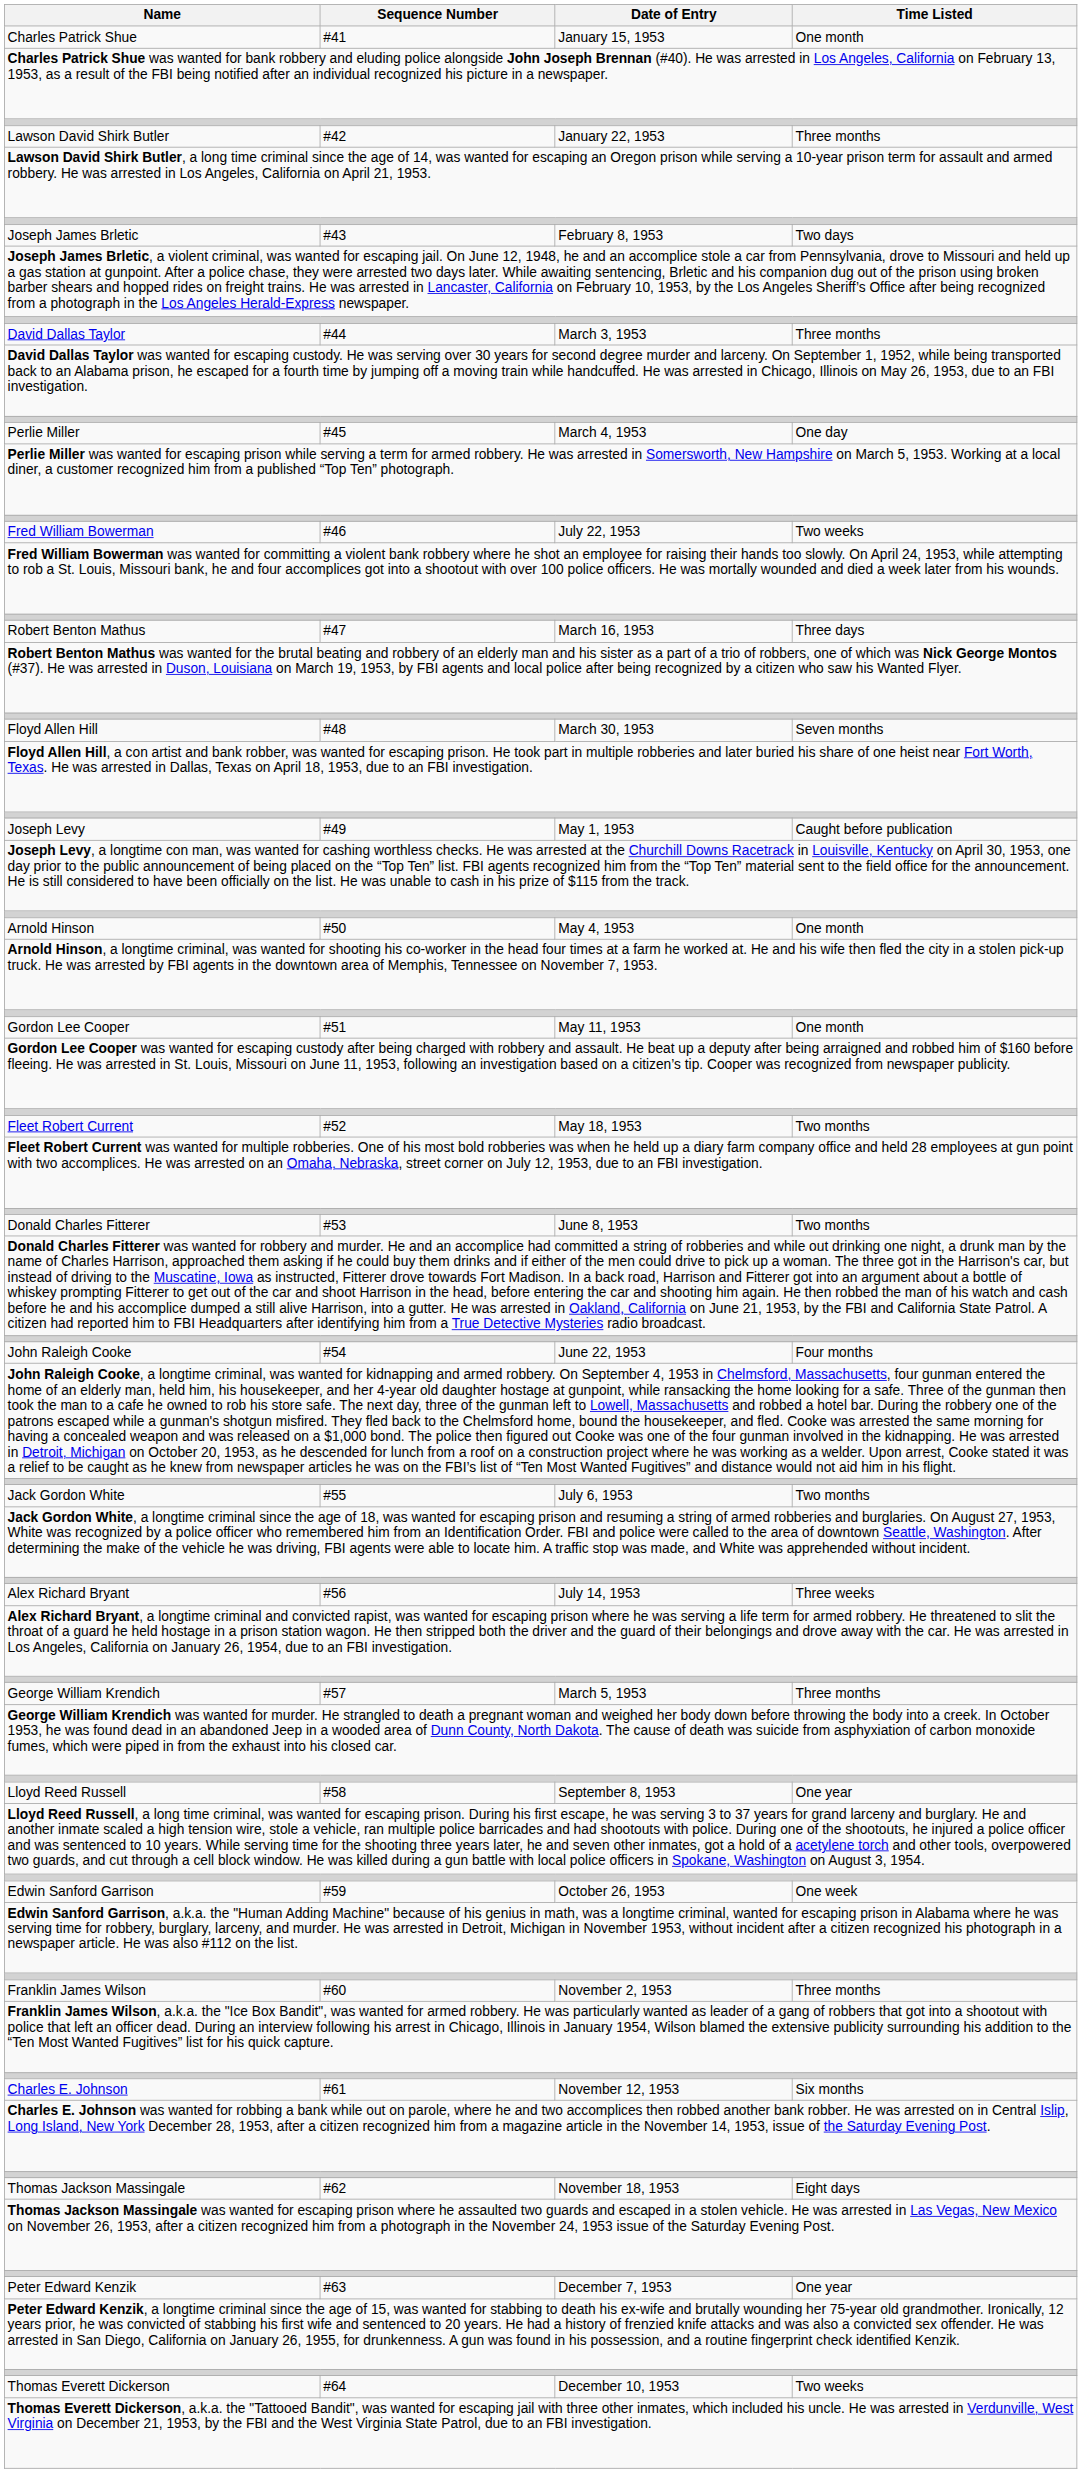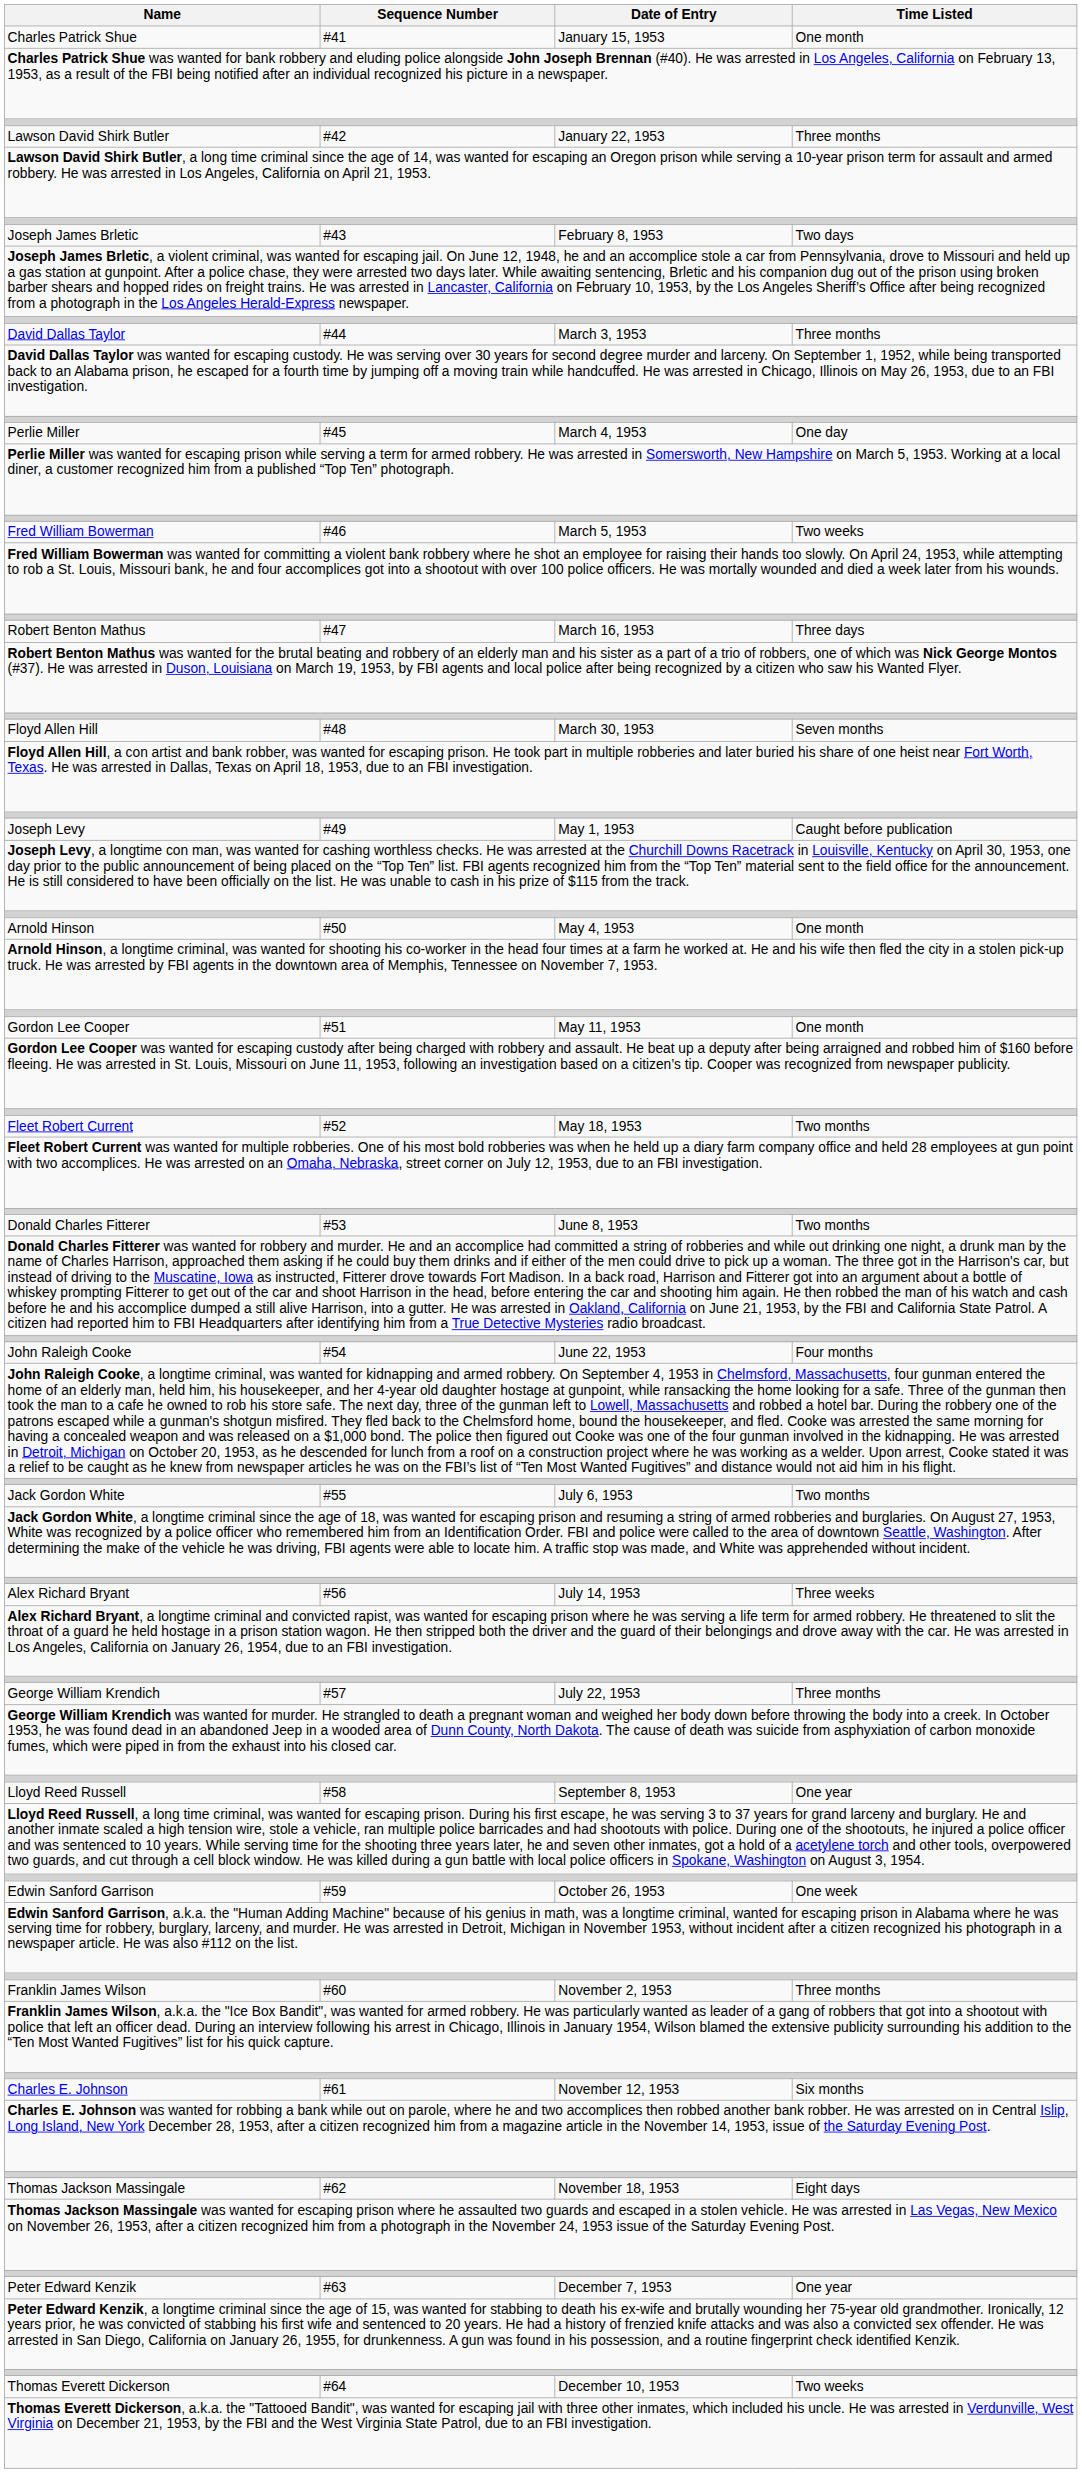(599, 532) July 22, 1953 -> (602, 532) March 5, 1953
(602, 1693) March 5, 1953 -> (599, 1693) July 22, 1953
